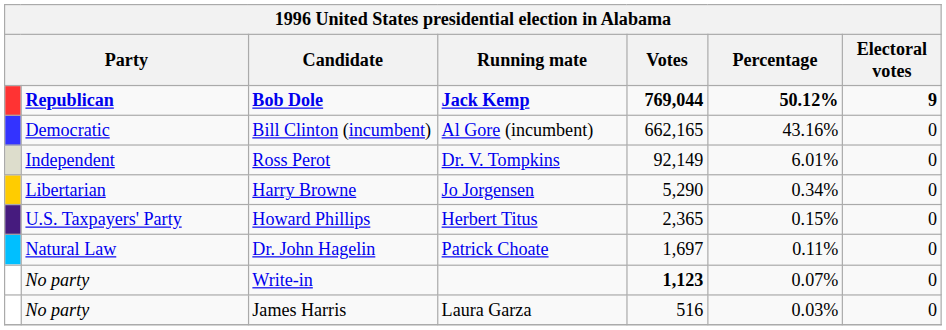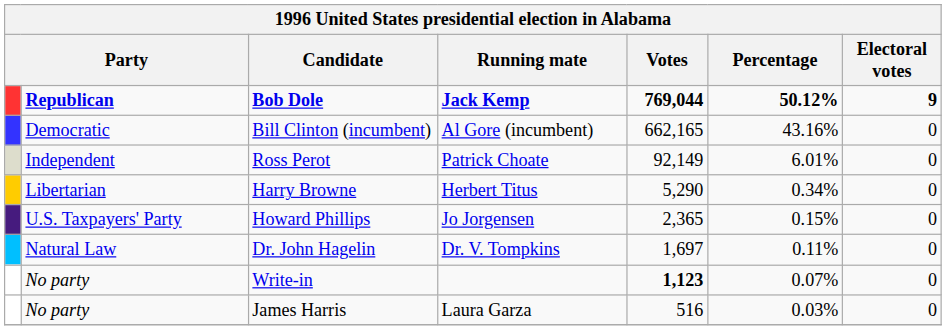(501, 160) Dr. V. Tompkins -> (495, 160) Patrick Choate
(488, 190) Jo Jorgensen -> (490, 190) Herbert Titus
(490, 219) Herbert Titus -> (488, 219) Jo Jorgensen
(495, 249) Patrick Choate -> (501, 249) Dr. V. Tompkins
